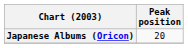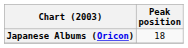(160, 36) 20 -> (160, 36) 18
